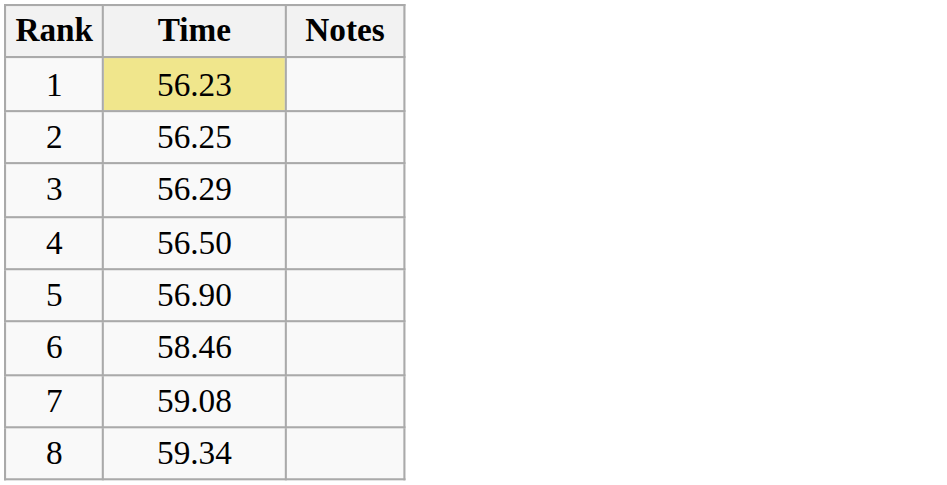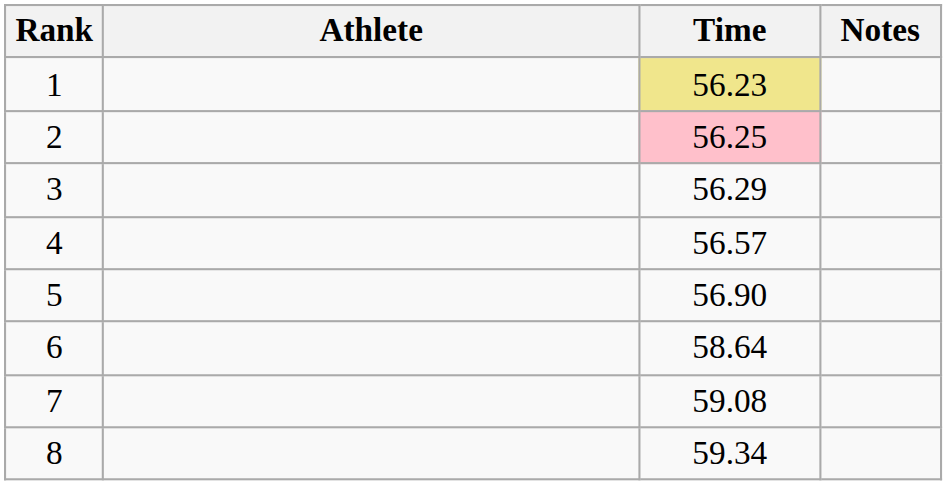+ column: (371, 30)
(194, 136) no background -> (730, 136) pink background
(194, 242) 56.50 -> (730, 242) 56.57
(194, 347) 58.46 -> (730, 347) 58.64
